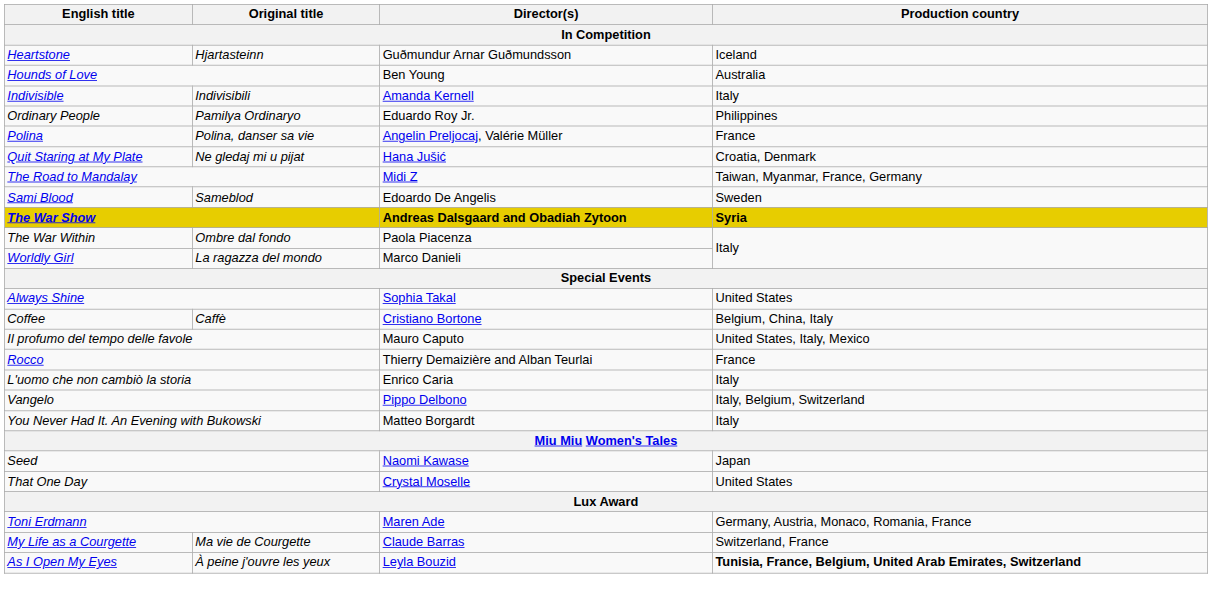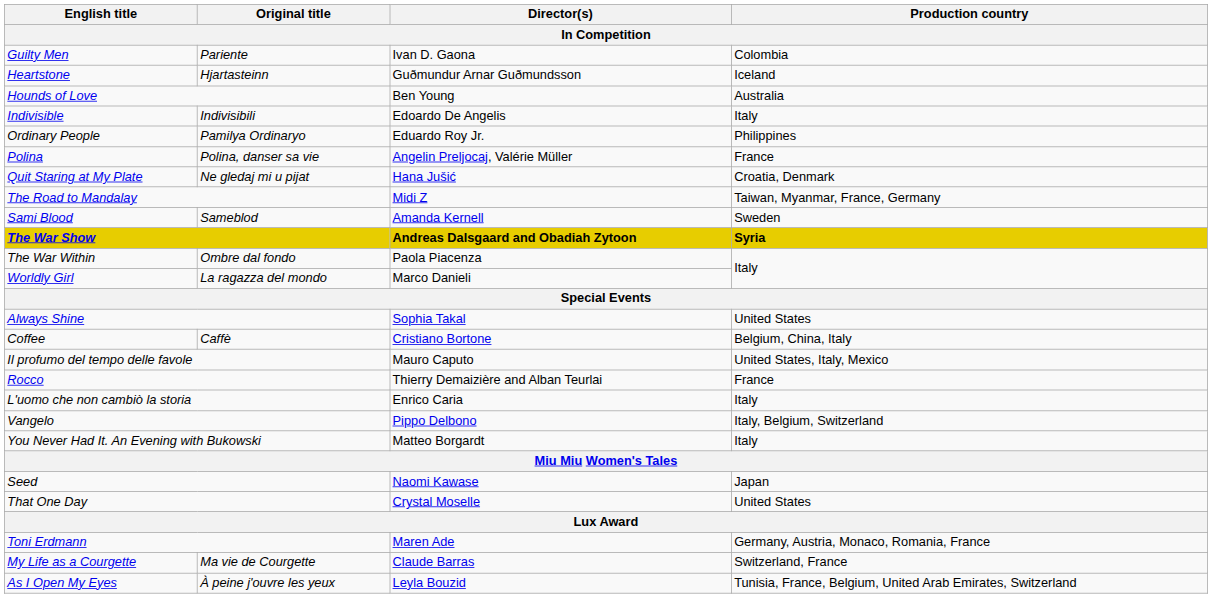+ row: (38, 55)
(428, 95) Amanda Kernell -> (449, 116) Edoardo De Angelis
(439, 197) Edoardo De Angelis -> (438, 217) Amanda Kernell
(898, 562) bold -> (905, 583) normal
